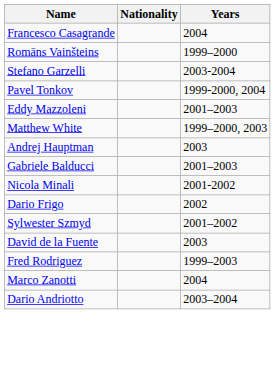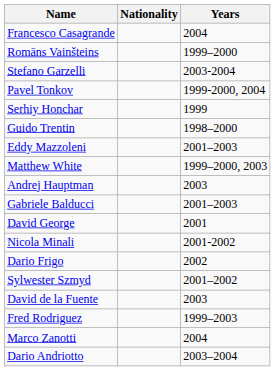+ row: (45, 109)
+ row: (41, 128)
+ row: (41, 223)
